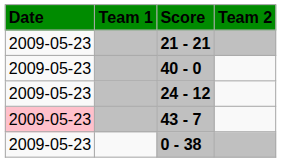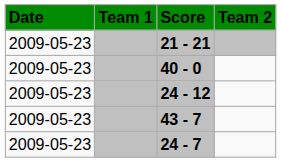(50, 119) pink background -> (50, 119) no background
+ row: (181, 145)
- row: (181, 145)
